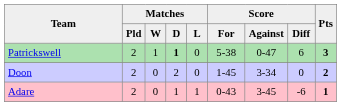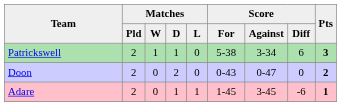(176, 53) bold -> (176, 53) normal
(266, 53) 0-47 -> (266, 53) 3-34
(226, 72) 1-45 -> (226, 72) 0-43
(266, 72) 3-34 -> (266, 72) 0-47
(226, 91) 0-43 -> (226, 91) 1-45
